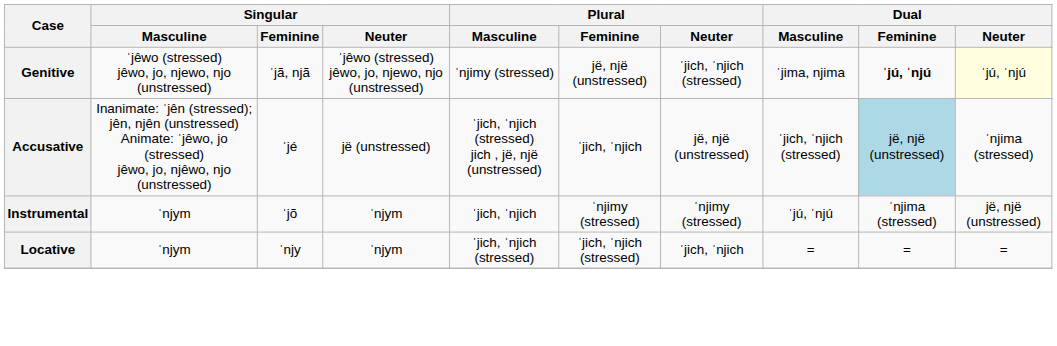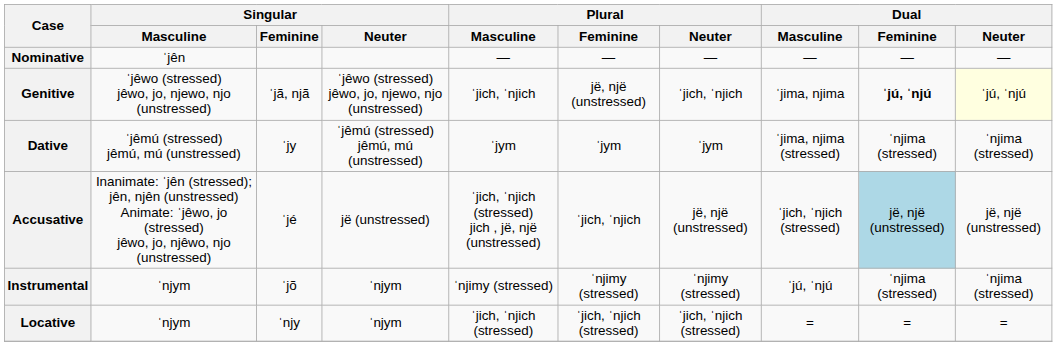+ row: (48, 57)
(504, 72) ˈnjimy (stressed) -> (503, 94) ˈjich, ˈnjich
(712, 72) ˈjich, ˈnjich (stressed) -> (710, 94) ˈjich, ˈnjich
+ row: (48, 145)
(1004, 147) ˈnjima (stressed) -> (1004, 220) jë, një (unstressed)
(504, 213) ˈjich, ˈnjich -> (503, 286) ˈnjimy (stressed)
(1004, 213) jë, një (unstressed) -> (1004, 286) ˈnjima (stressed)
(712, 250) ˈjich, ˈnjich -> (710, 323) ˈjich, ˈnjich (stressed)
